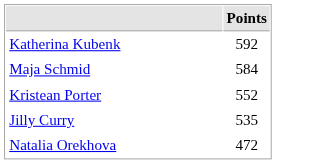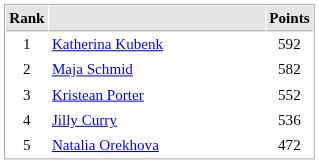+ column: (27, 18)
(247, 69) 584 -> (289, 69) 582
(247, 119) 535 -> (289, 119) 536
